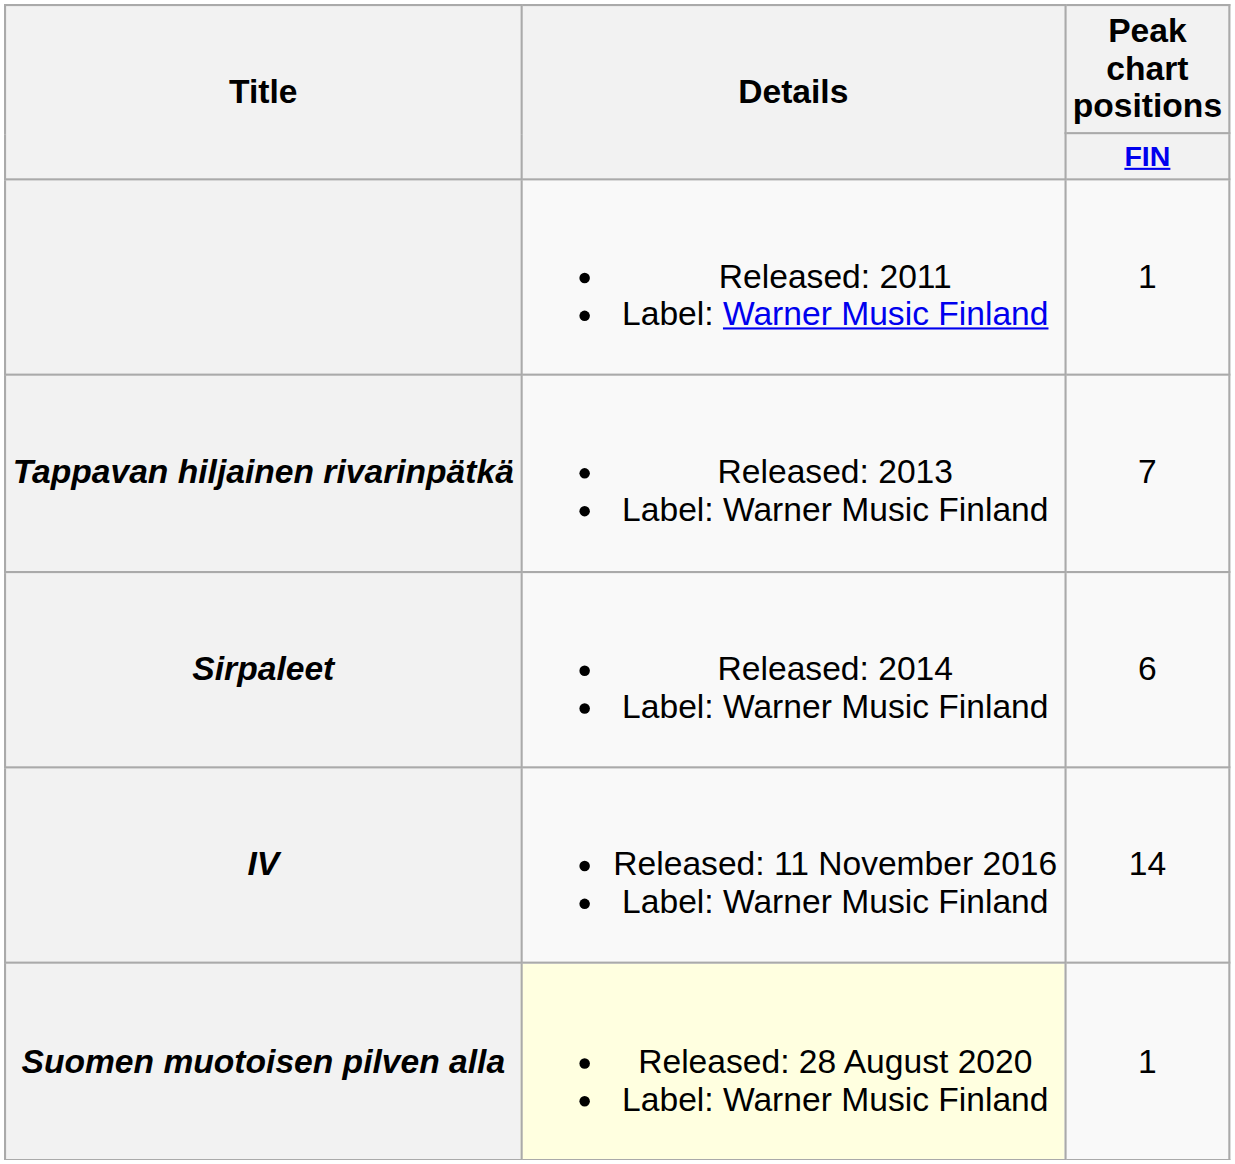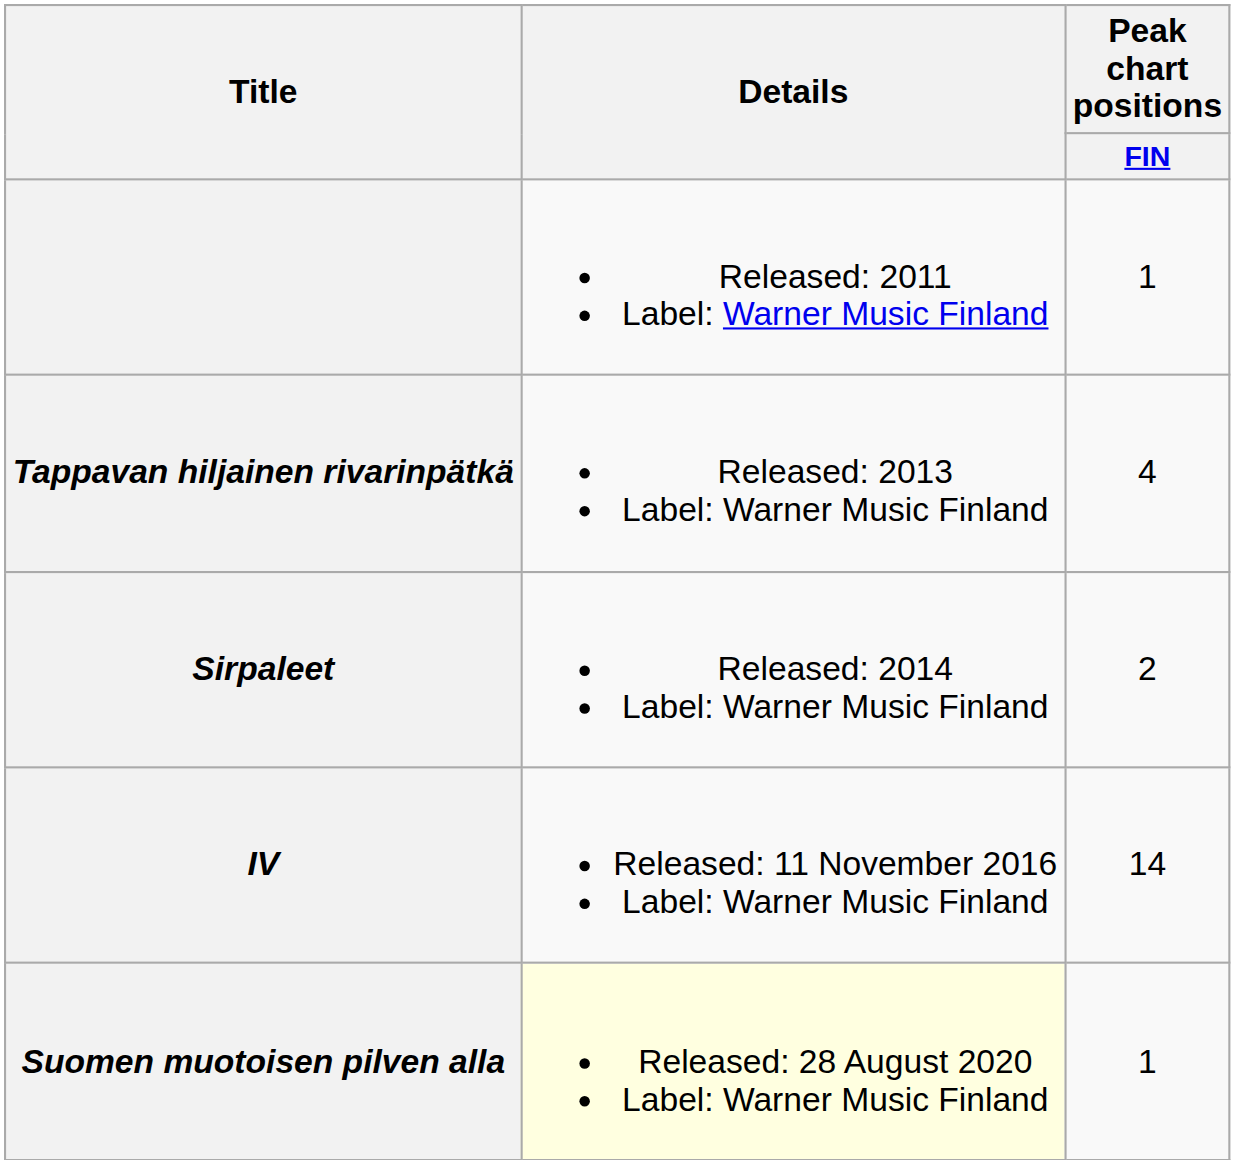(1147, 472) 7 -> (1147, 472) 4
(1147, 668) 6 -> (1147, 668) 2
